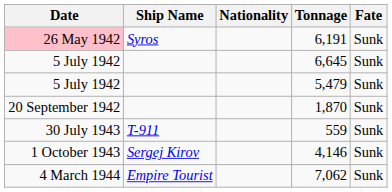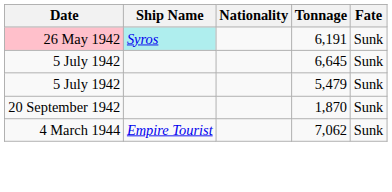(143, 38) no background -> (143, 38) paleturquoise background
- row: (336, 130)
- row: (331, 152)
